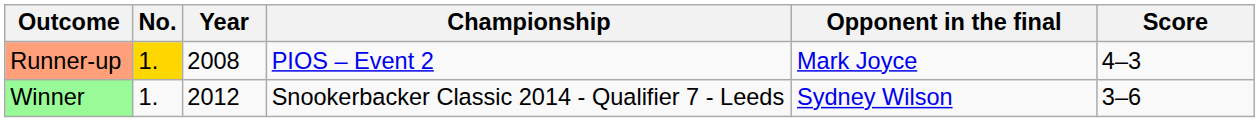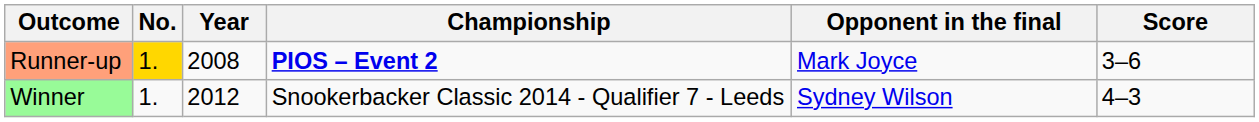(353, 60) normal -> (355, 60) bold
(1121, 60) 4–3 -> (1121, 60) 3–6
(1121, 97) 3–6 -> (1121, 97) 4–3
